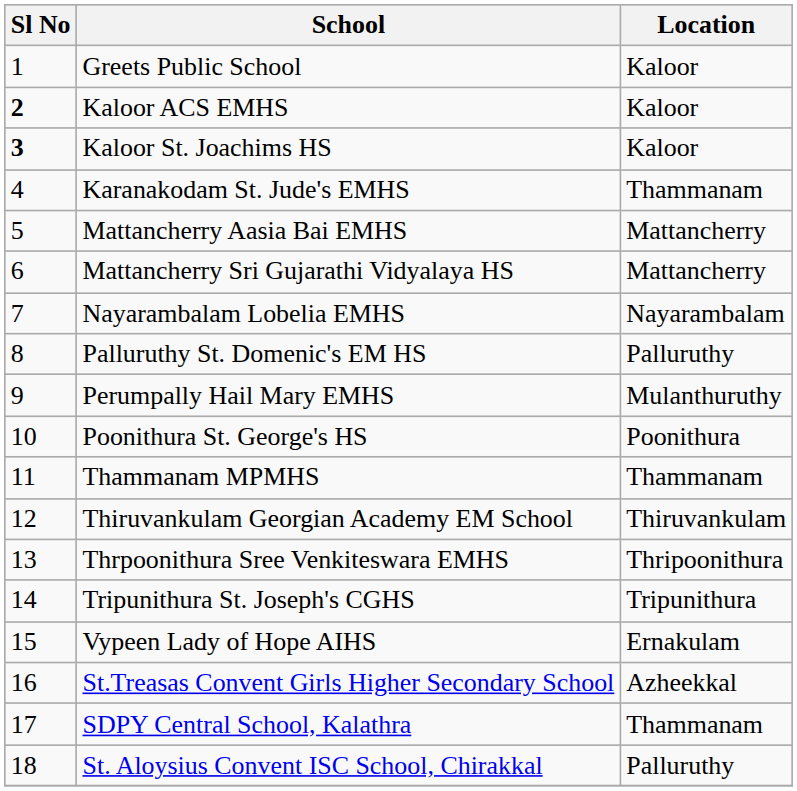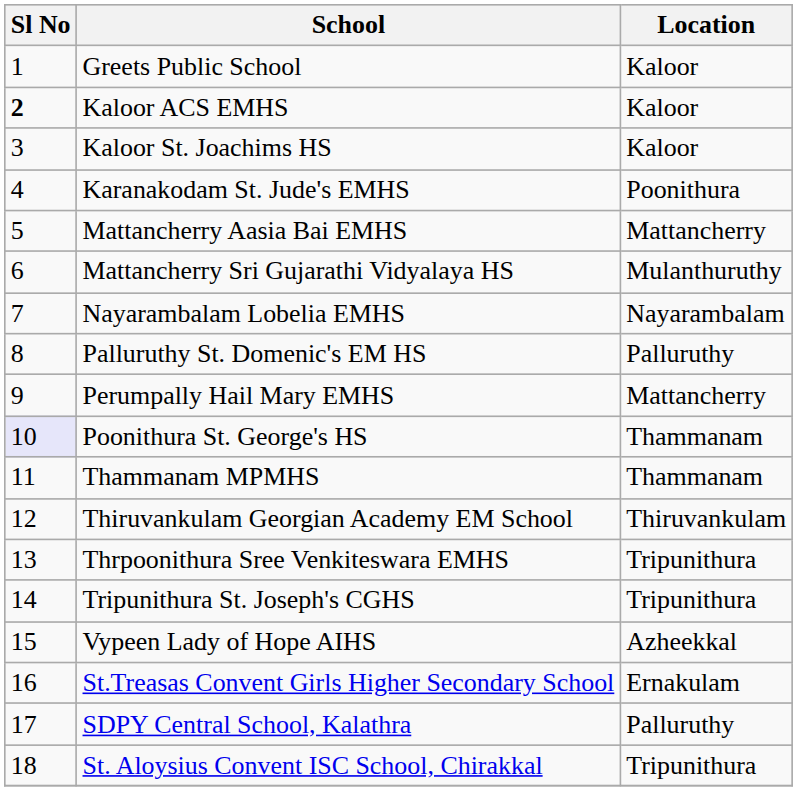(17, 148) bold -> (17, 148) normal
(695, 189) Thammanam -> (683, 189) Poonithura
(696, 271) Mattancherry -> (704, 271) Mulanthuruthy
(704, 395) Mulanthuruthy -> (696, 395) Mattancherry
(24, 436) no background -> (24, 436) lavender background
(683, 436) Poonithura -> (695, 436) Thammanam
(705, 559) Thripoonithura -> (691, 559) Tripunithura
(683, 641) Ernakulam -> (682, 641) Azheekkal
(682, 682) Azheekkal -> (683, 682) Ernakulam
(695, 723) Thammanam -> (680, 723) Palluruthy
(680, 764) Palluruthy -> (691, 764) Tripunithura
